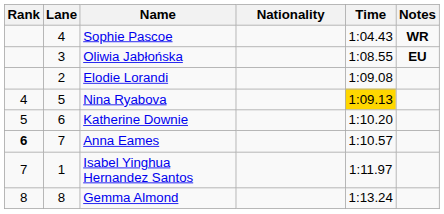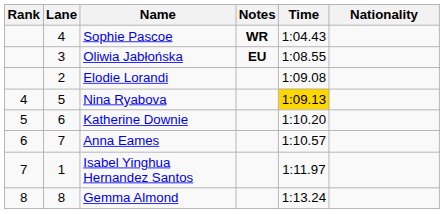columns swapped: (291, 15) <-> (417, 15)
(24, 141) bold -> (24, 141) normal
